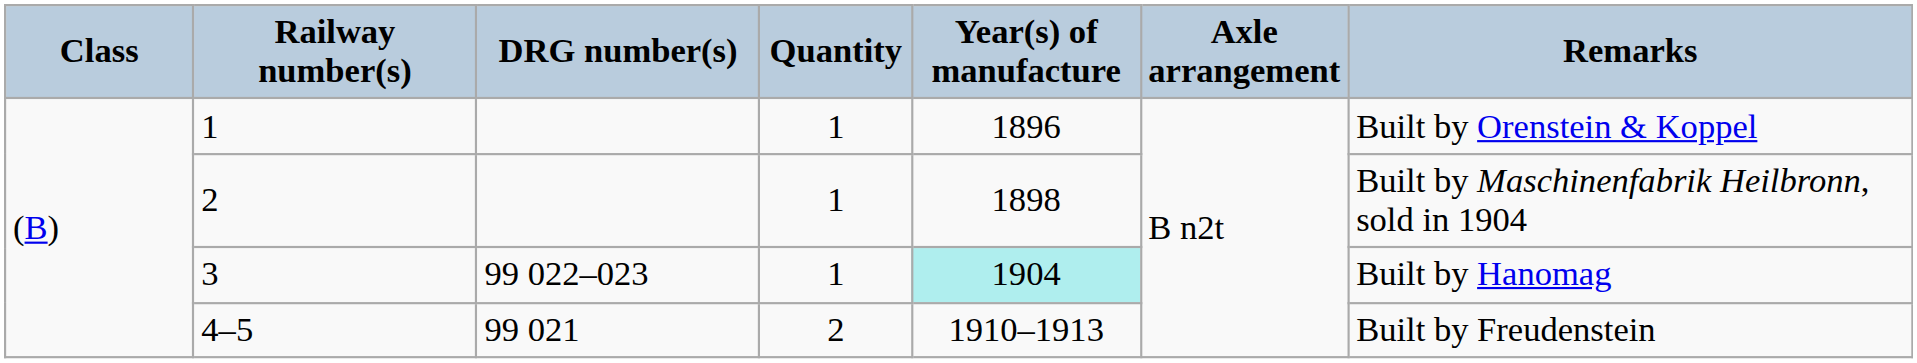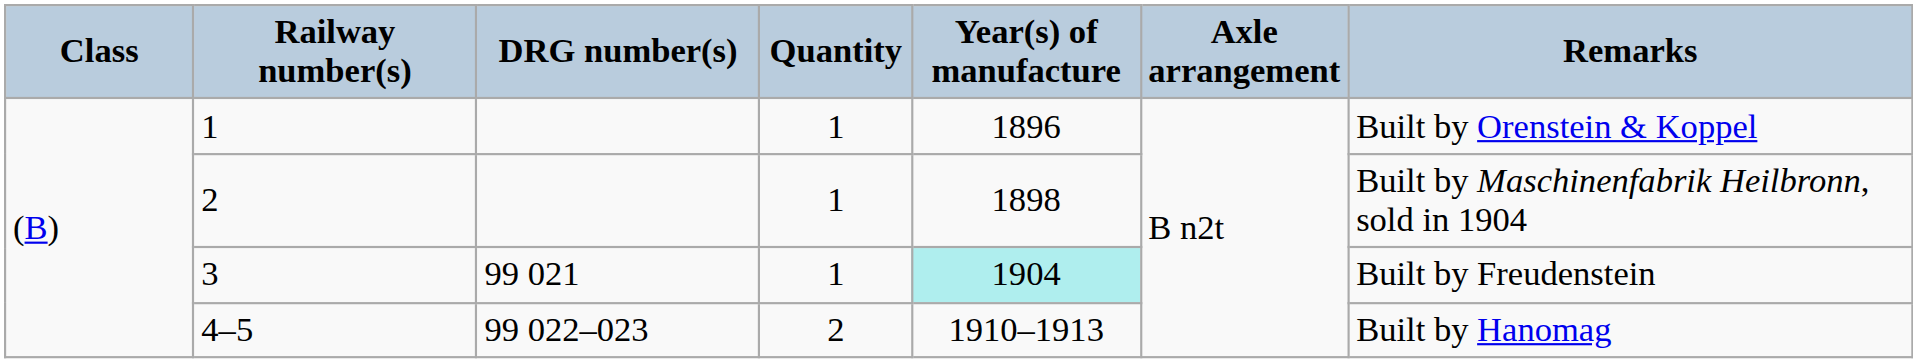(567, 274) 99 022–023 -> (532, 274) 99 021
(1484, 274) Built by Hanomag -> (1506, 274) Built by Freudenstein
(532, 328) 99 021 -> (567, 328) 99 022–023
(1506, 328) Built by Freudenstein -> (1484, 328) Built by Hanomag
